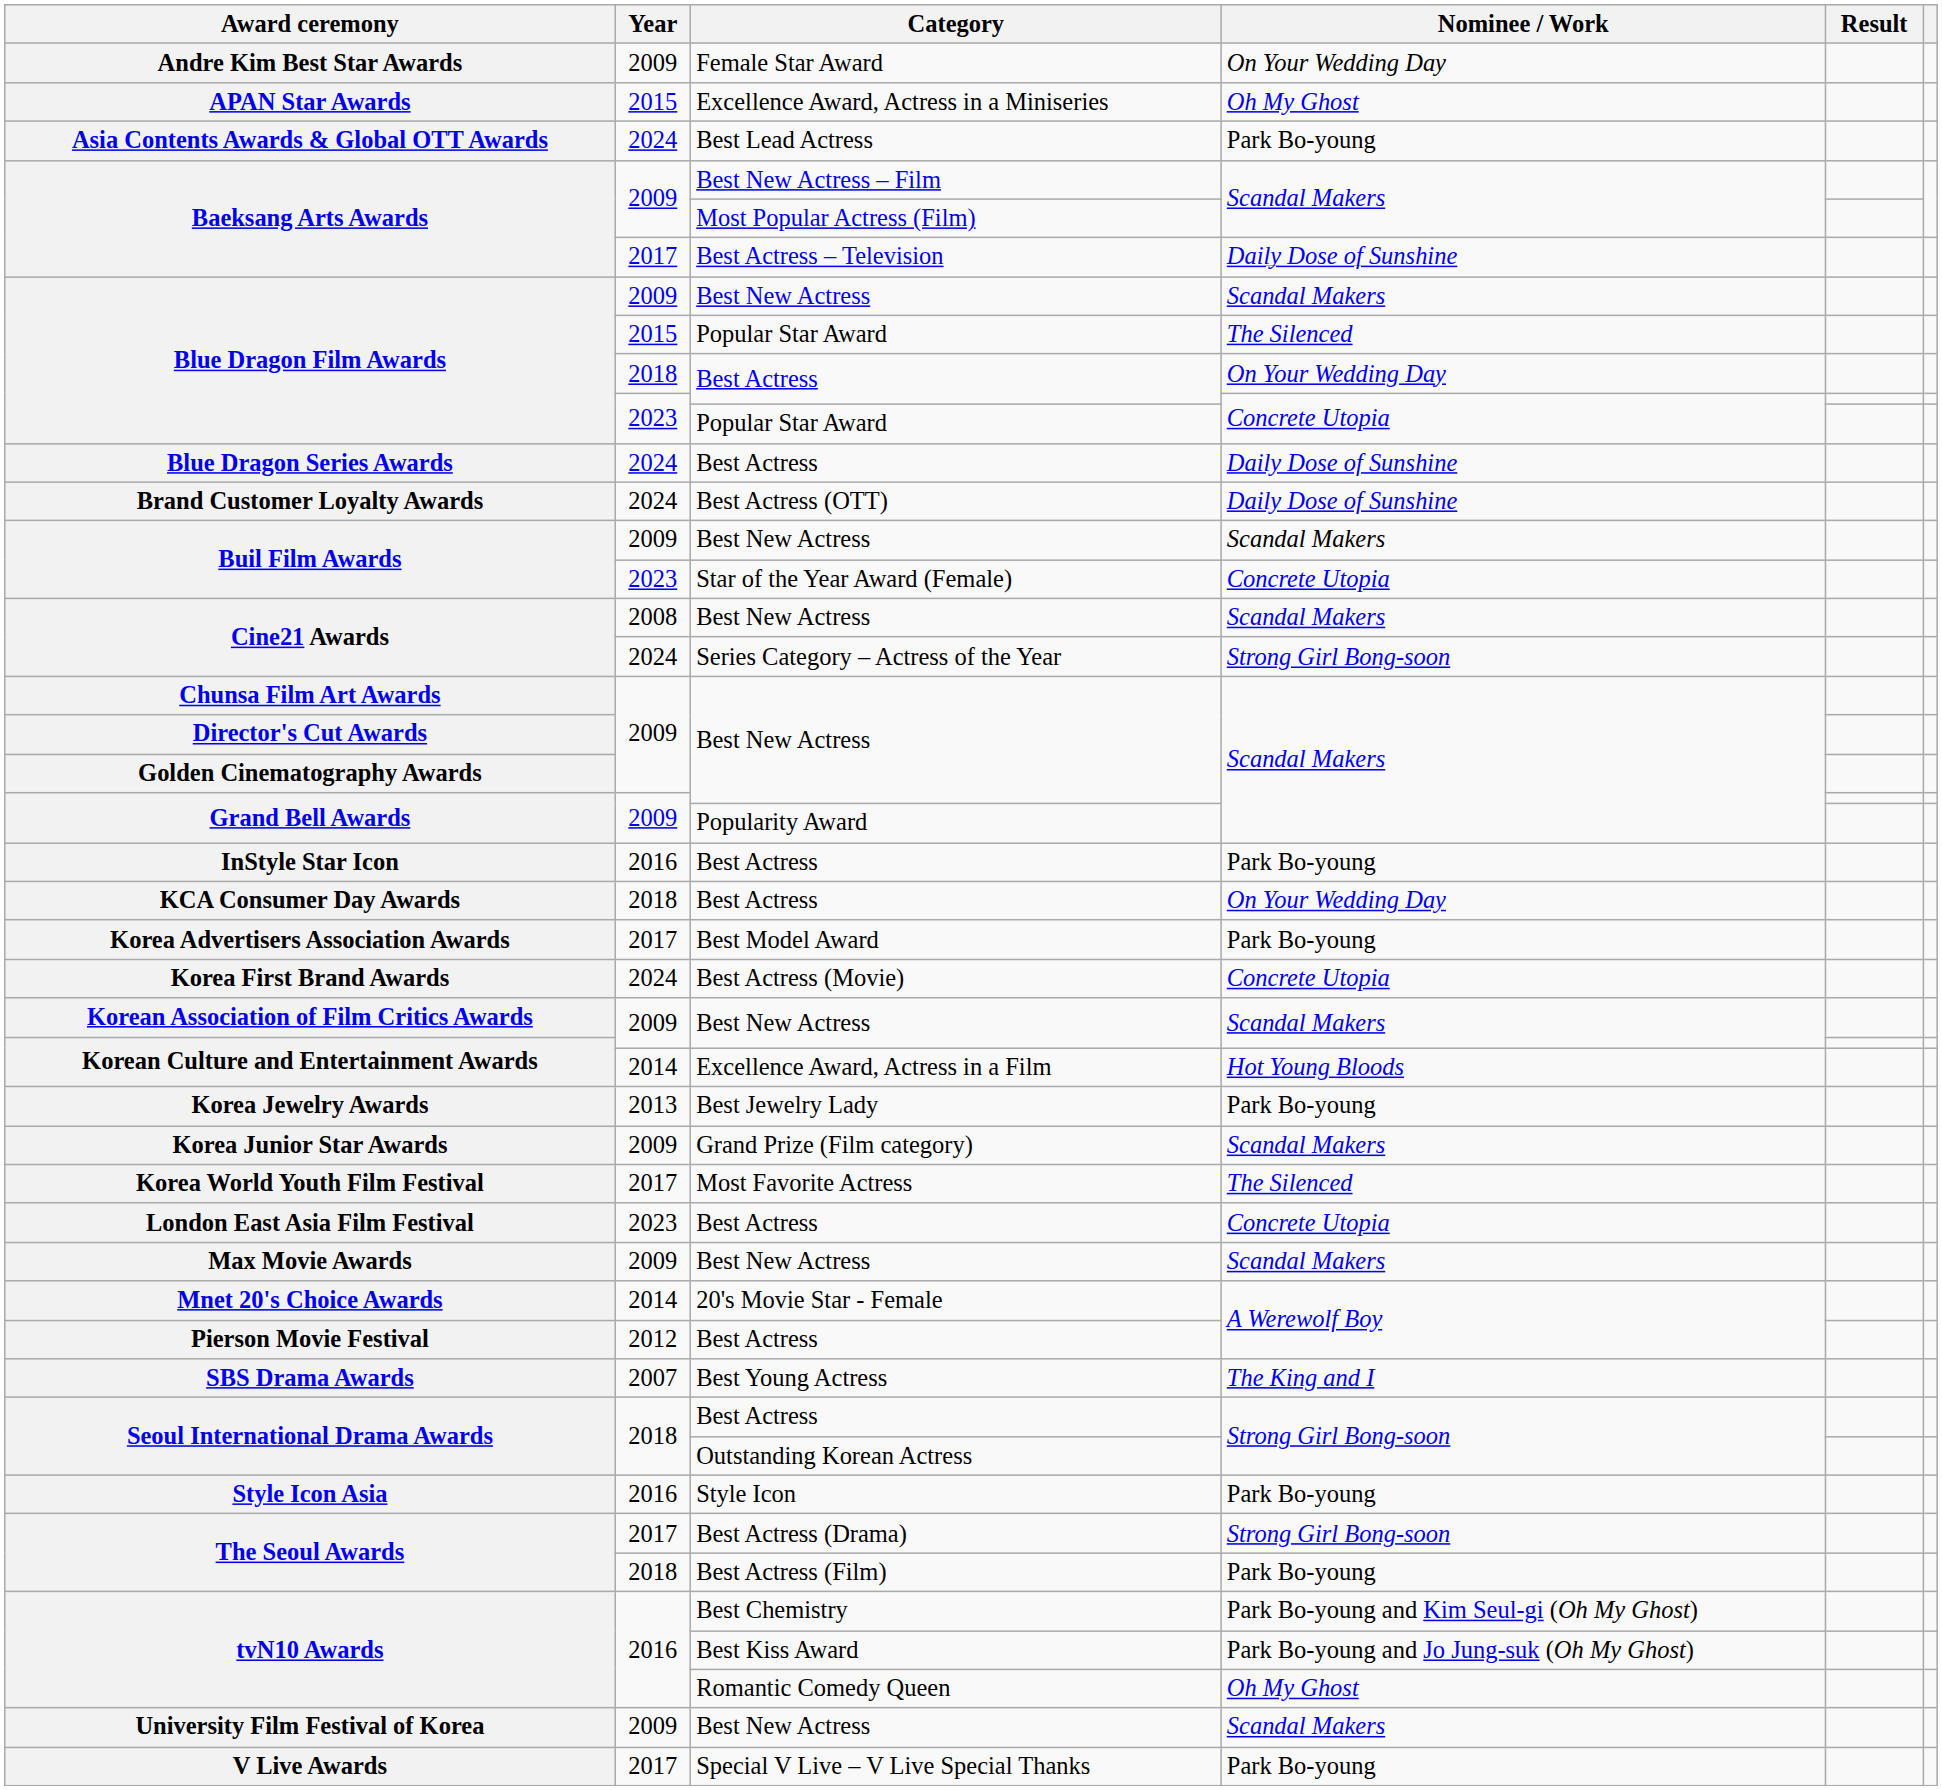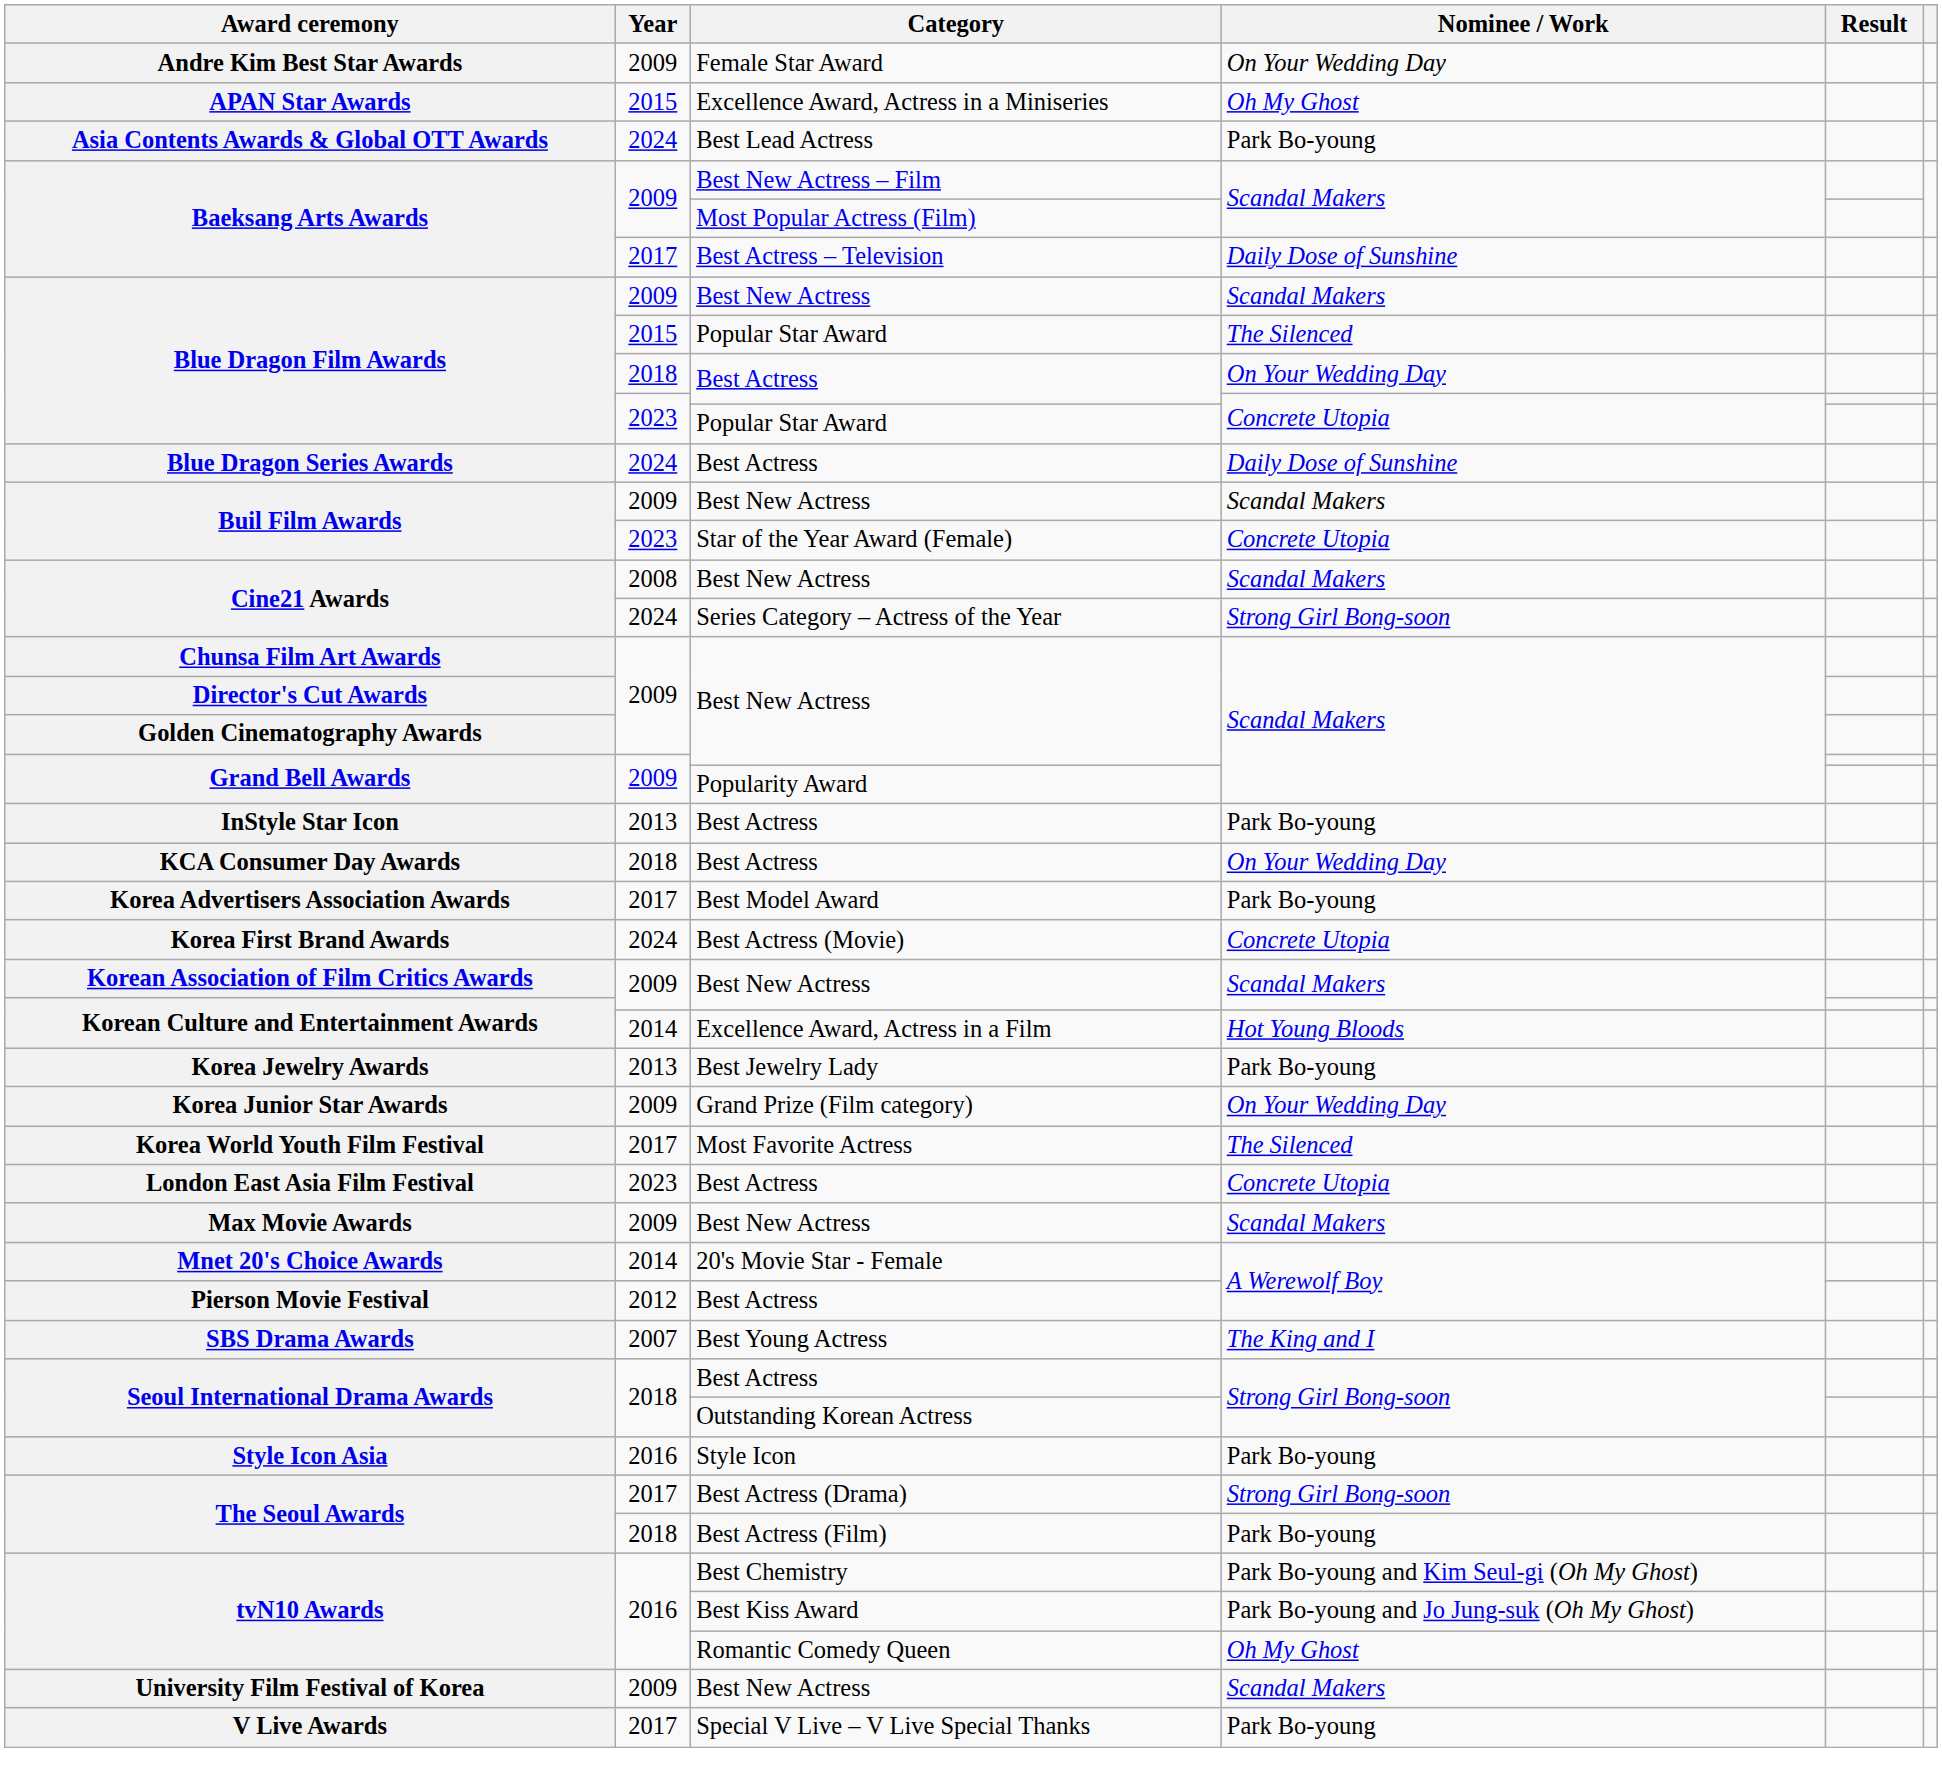- row: (310, 501)
(653, 861) 2016 -> (653, 822) 2013
(1306, 1144) Scandal Makers -> (1336, 1106) On Your Wedding Day
